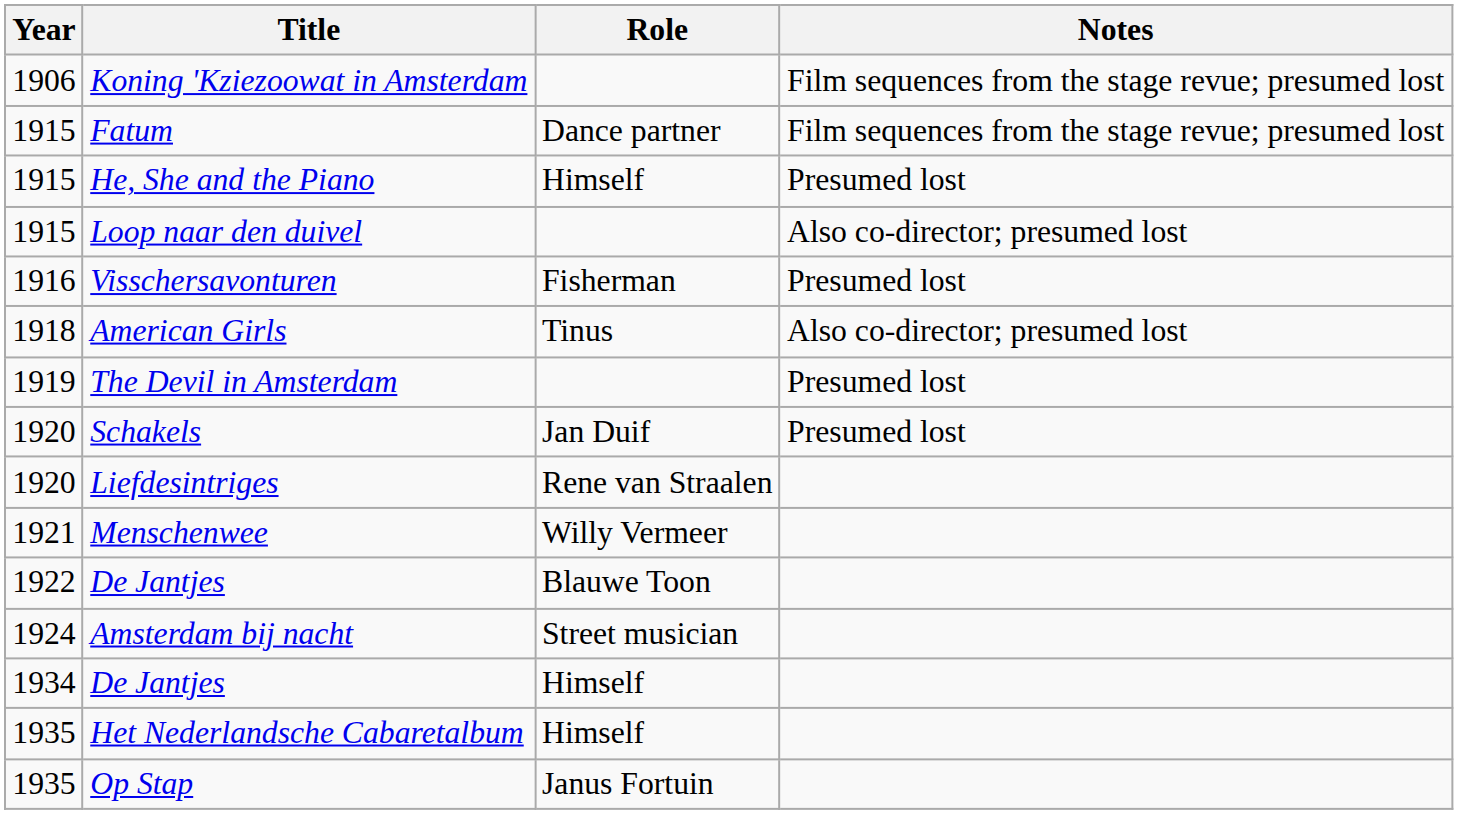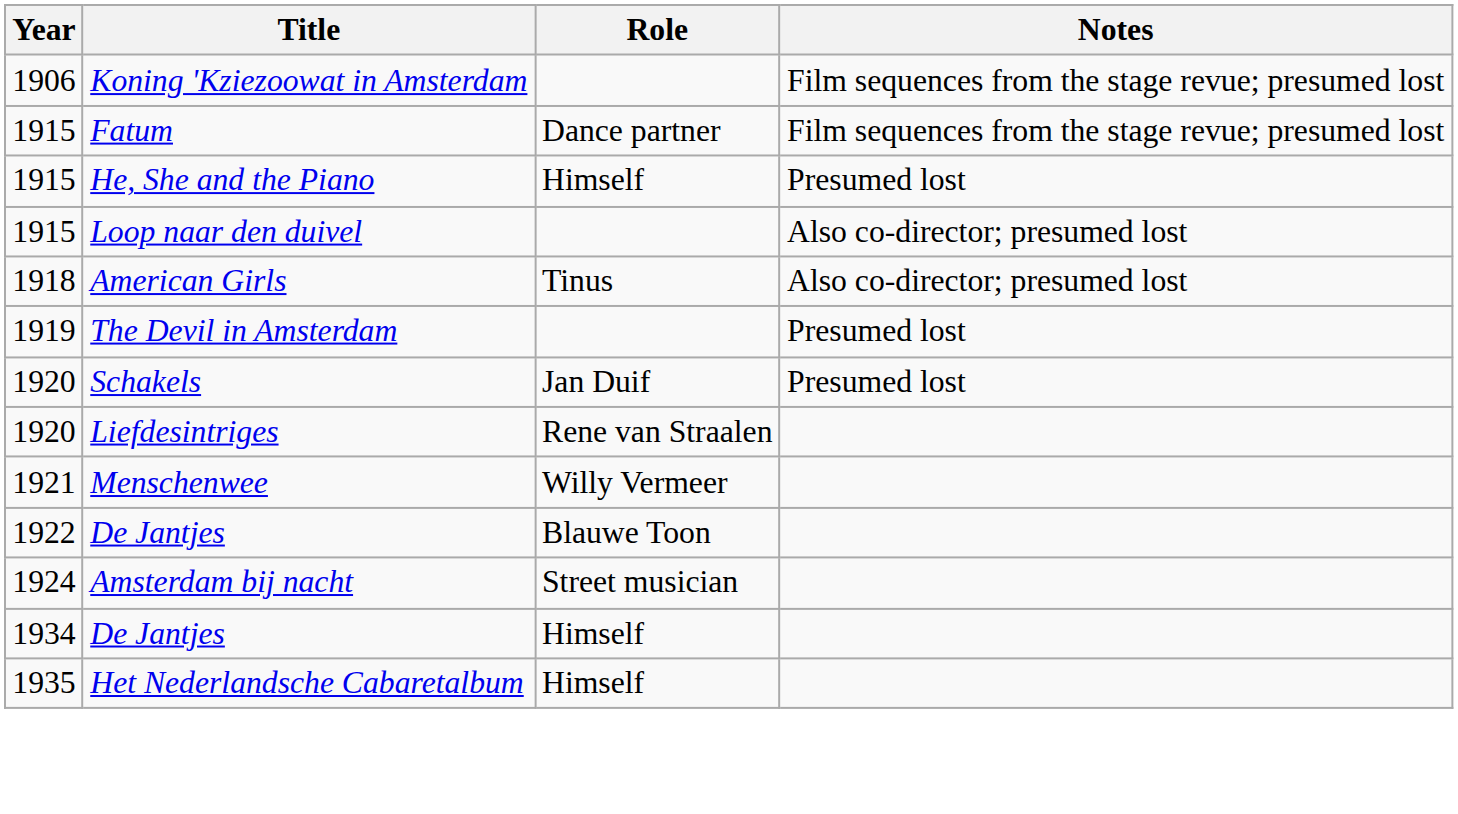- row: (44, 280)
- row: (44, 783)
